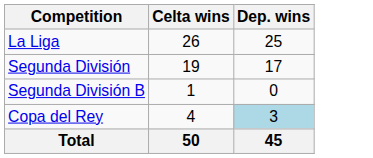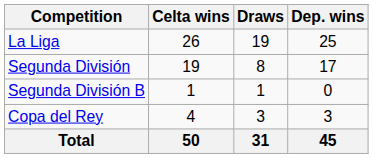+ column: (260, 16)
(274, 116) lightblue background -> (328, 116) no background
